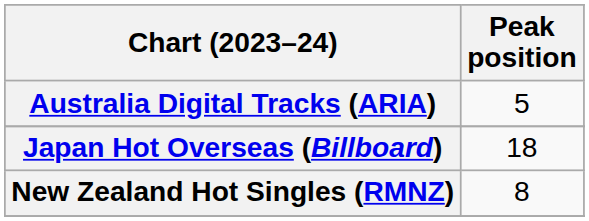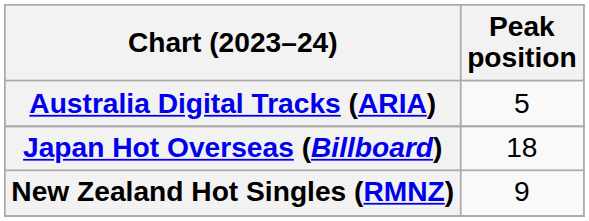(522, 192) 8 -> (522, 192) 9
